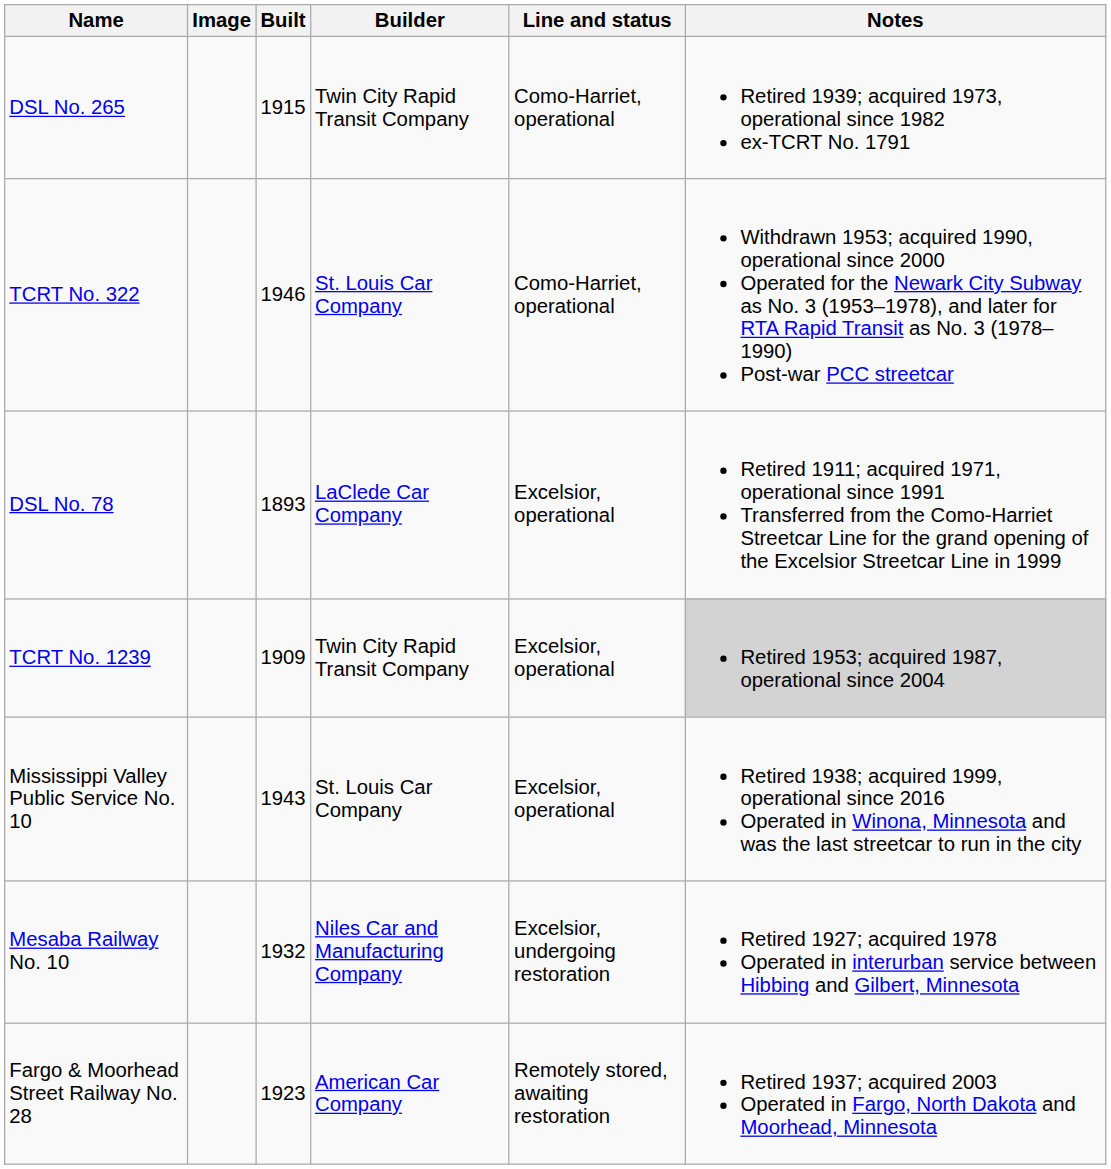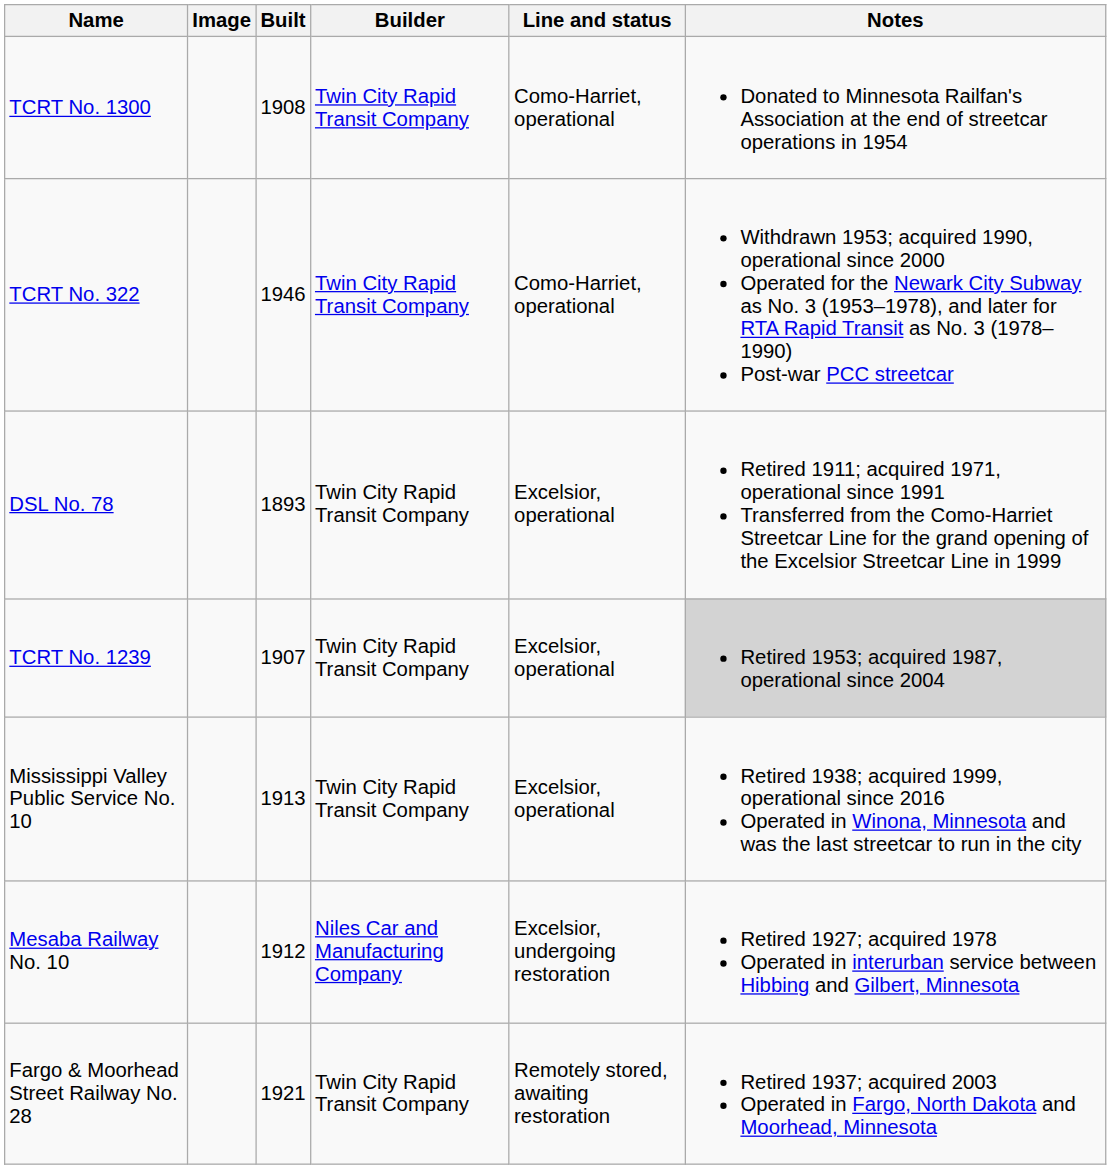+ row: (80, 107)
- row: (67, 107)
(374, 294) St. Louis Car Company -> (392, 294) Twin City Rapid Transit Company
(372, 504) LaClede Car Company -> (392, 504) Twin City Rapid Transit Company
(283, 657) 1909 -> (283, 657) 1907
(283, 798) 1943 -> (283, 798) 1913
(374, 798) St. Louis Car Company -> (392, 798) Twin City Rapid Transit Company
(283, 951) 1932 -> (283, 951) 1912
(283, 1093) 1923 -> (283, 1093) 1921
(377, 1093) American Car Company -> (392, 1093) Twin City Rapid Transit Company
